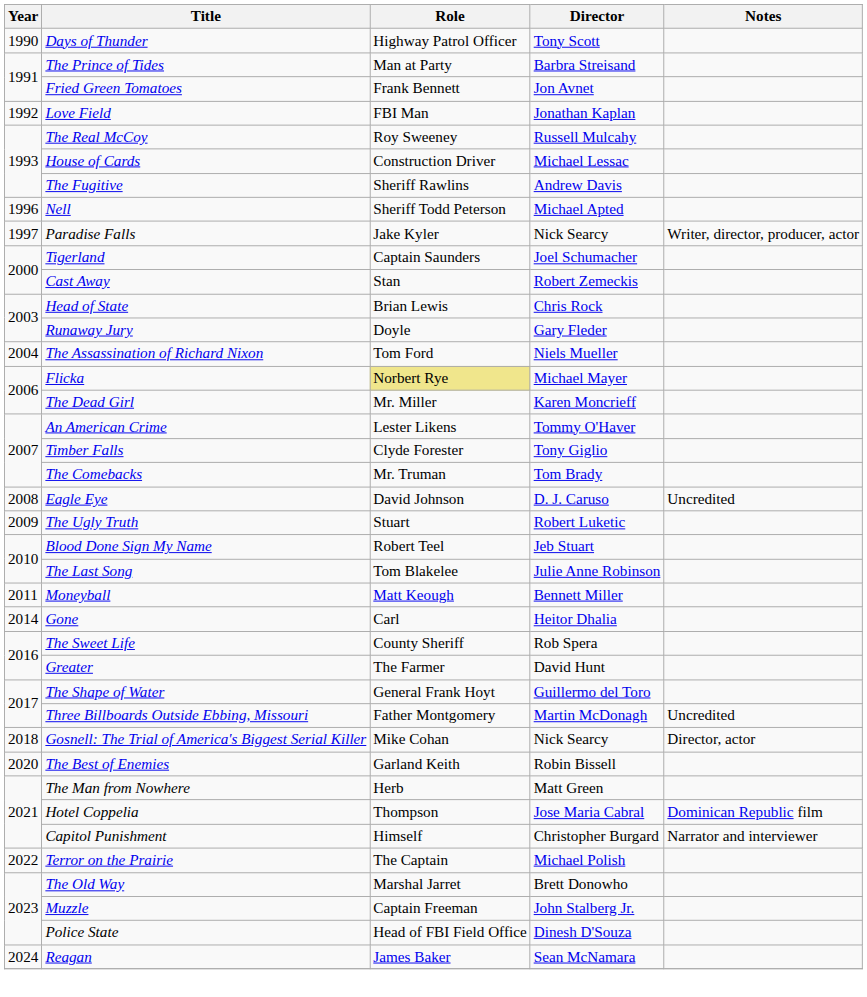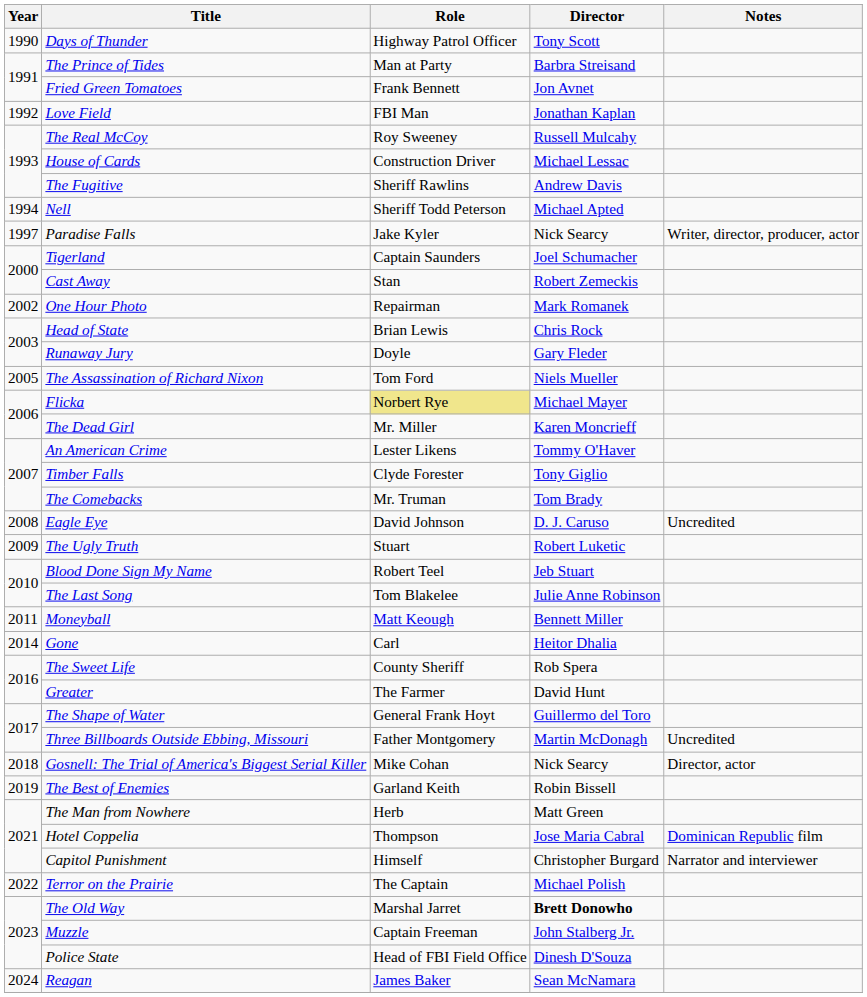(23, 209) 1996 -> (23, 209) 1994
+ row: (96, 305)
(23, 354) 2004 -> (23, 378) 2005
(23, 763) 2020 -> (23, 787) 2019
(581, 884) normal -> (583, 908) bold
